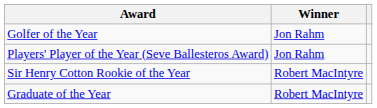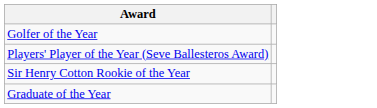- column: (319, 14)
